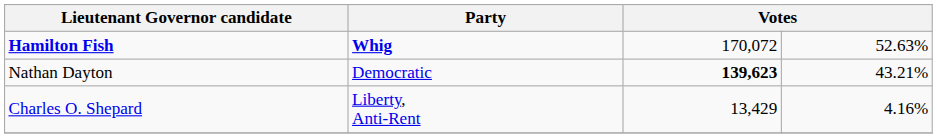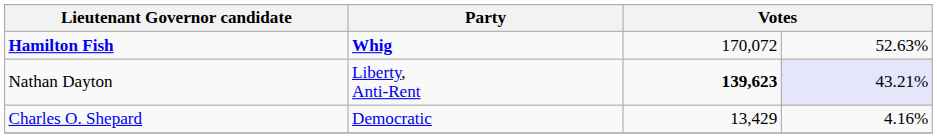(392, 72) Democratic -> (386, 82) Liberty, Anti-Rent
(902, 72) no background -> (902, 82) lavender background
(386, 109) Liberty, Anti-Rent -> (392, 118) Democratic
